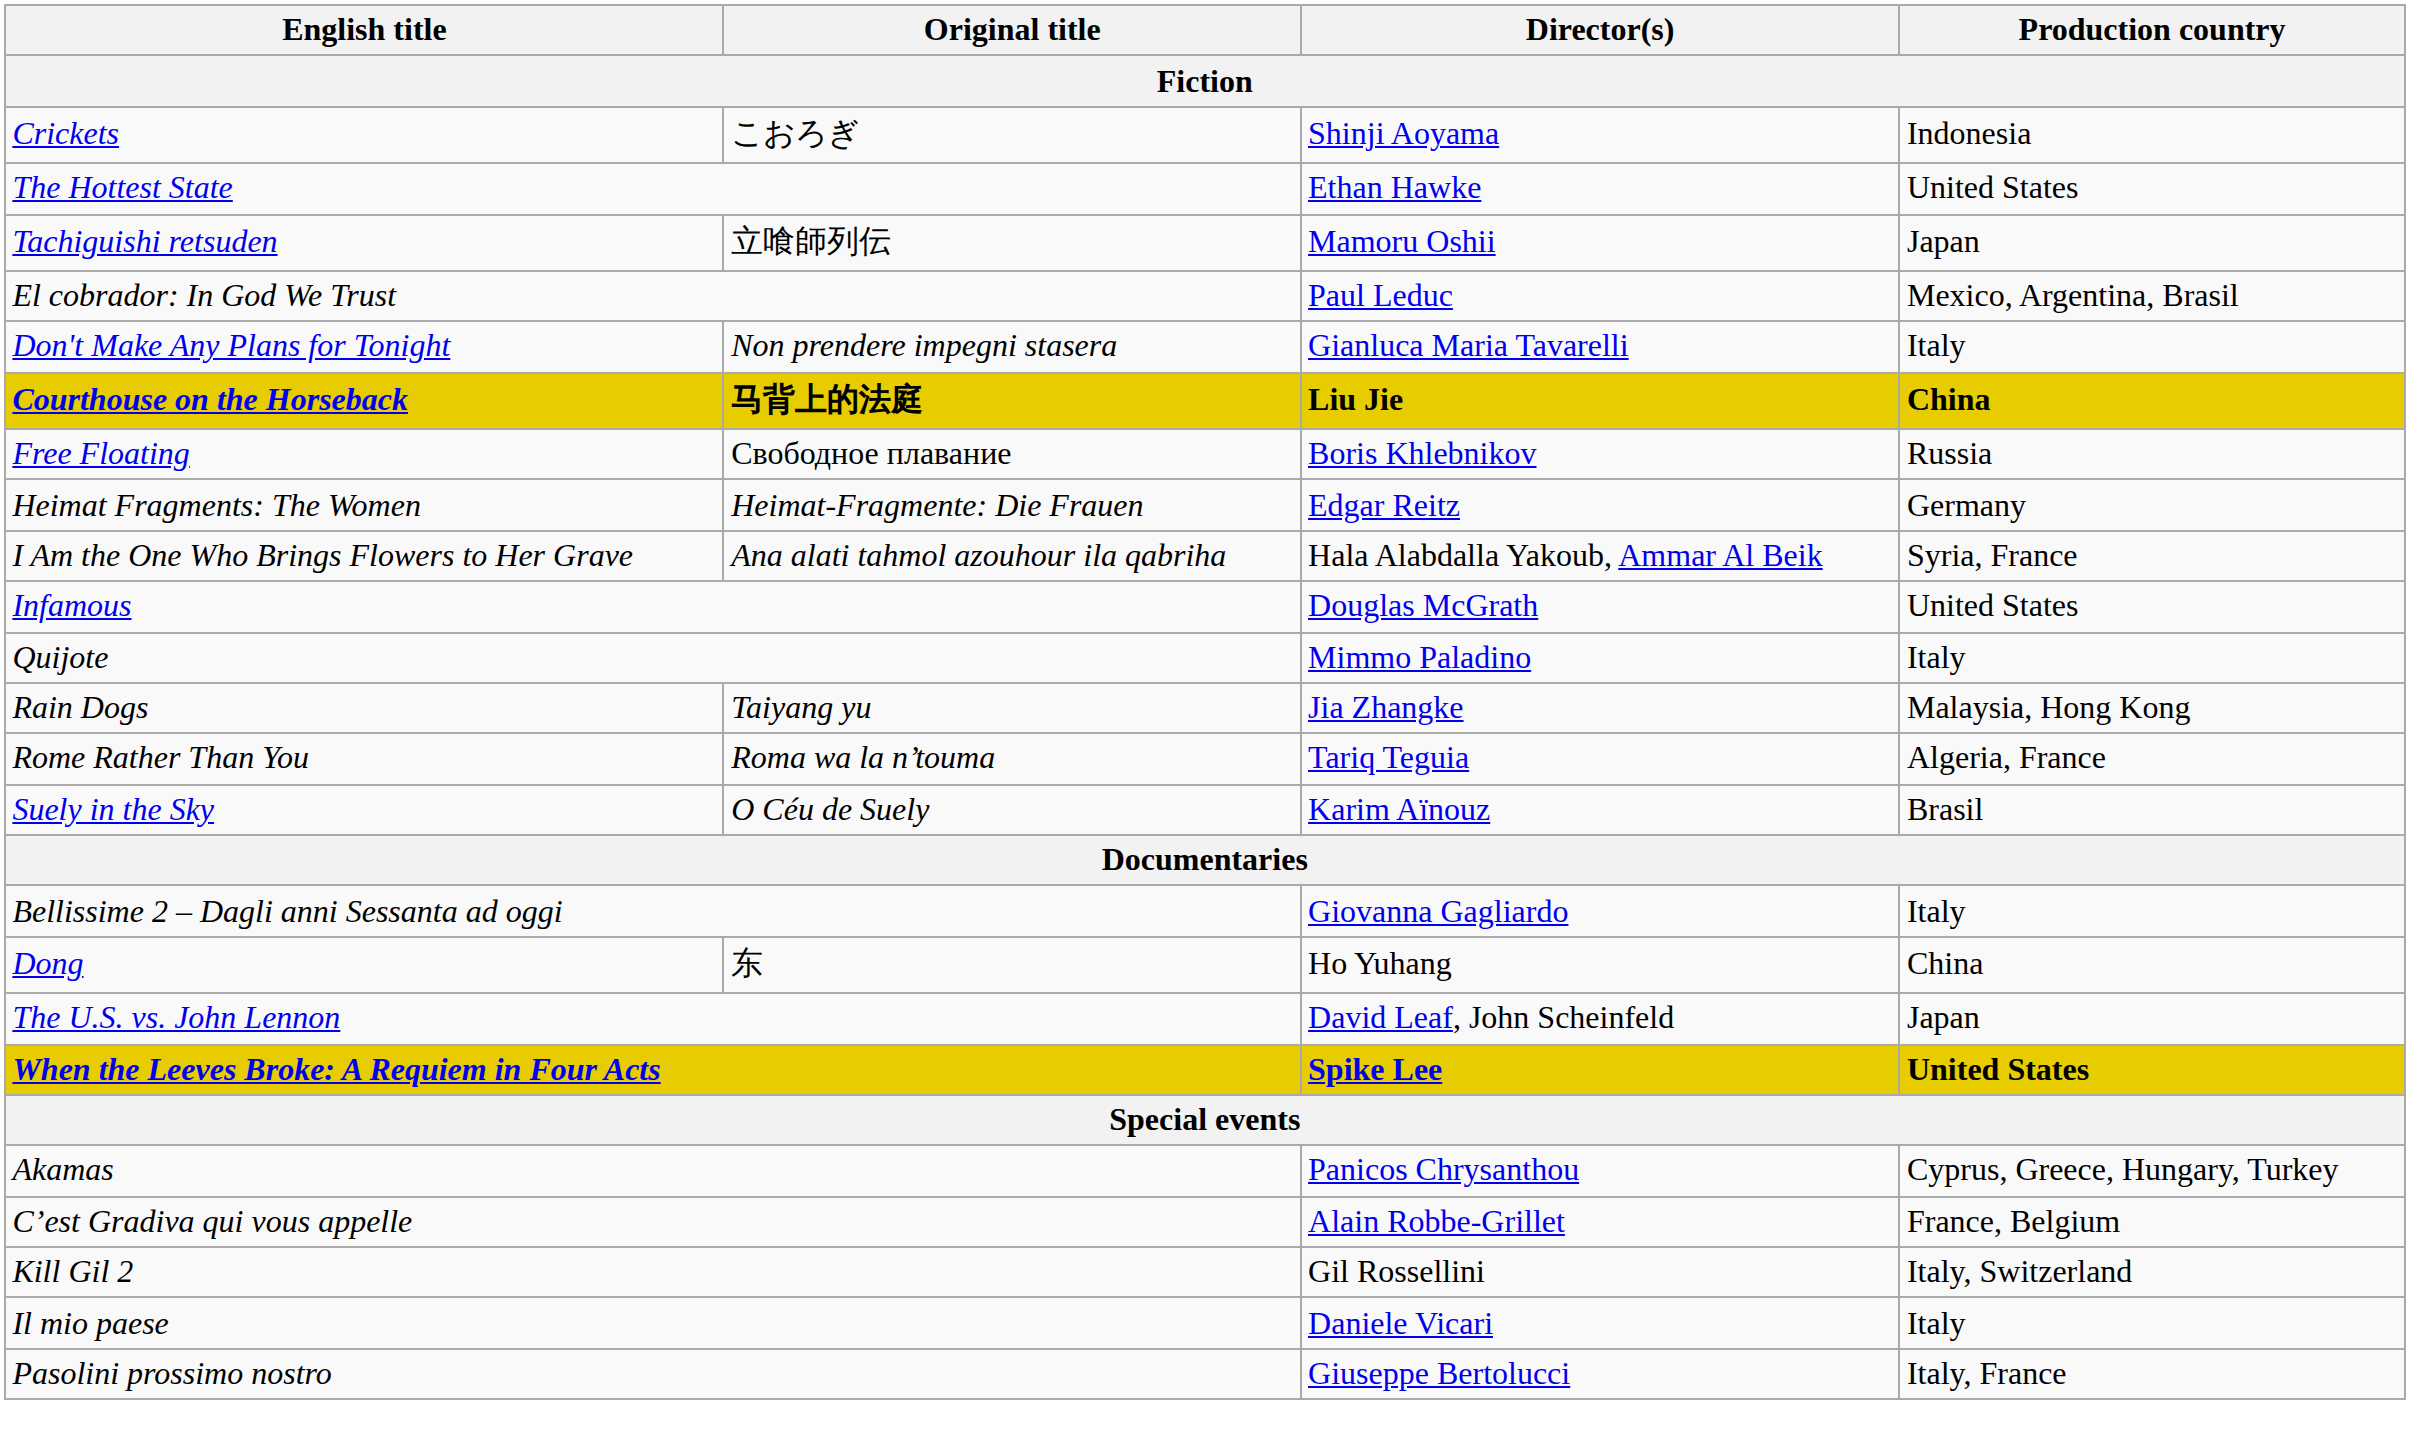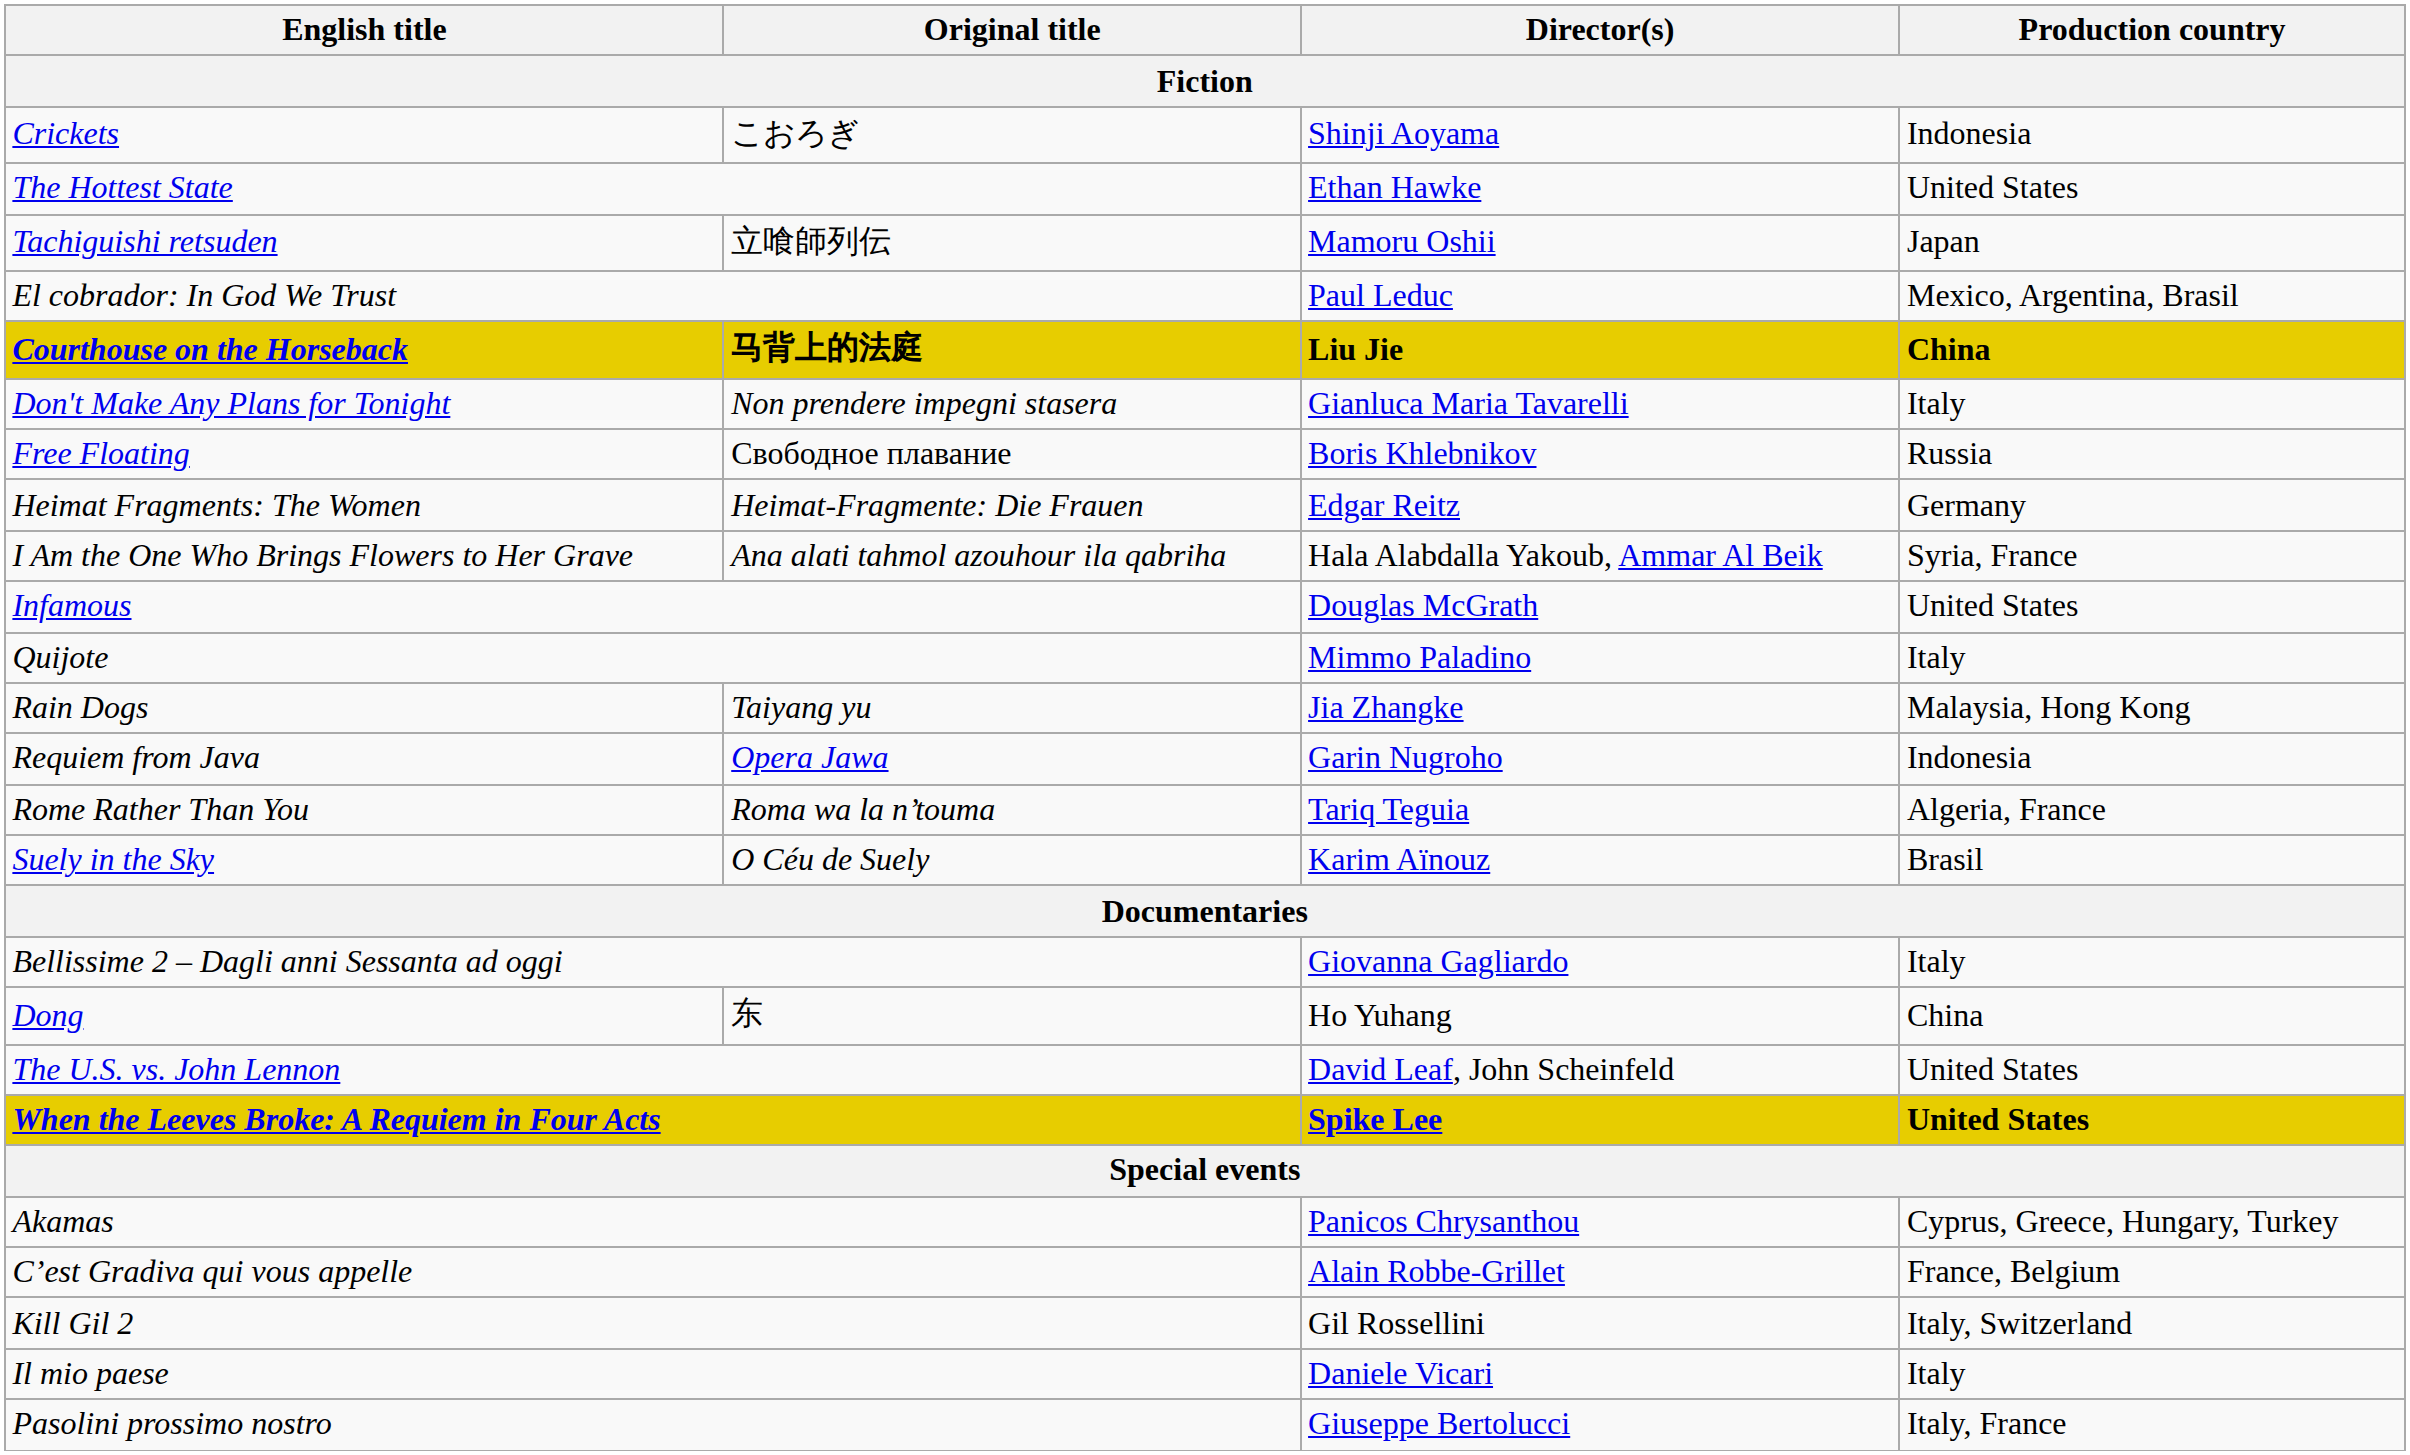rows swapped: (210, 400) <-> (231, 346)
+ row: (136, 758)
(1943, 1018) Japan -> (1993, 1068) United States
